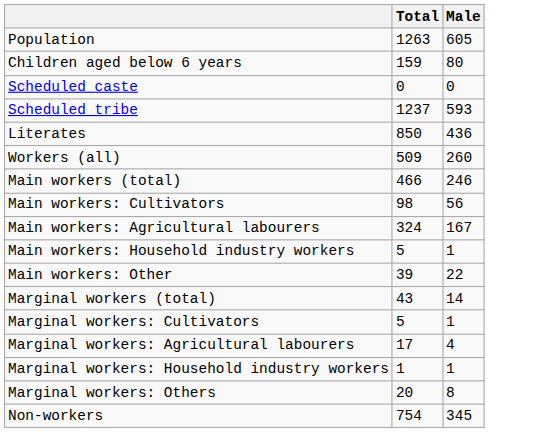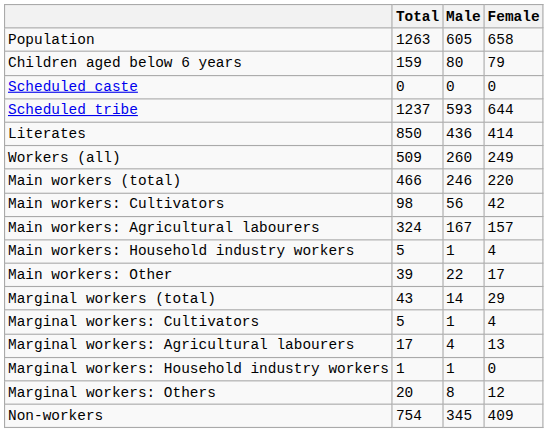+ column: (514, 16)
